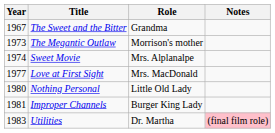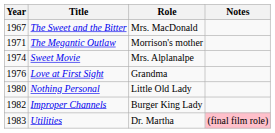(149, 27) Grandma -> (164, 27) Mrs. MacDonald
(16, 43) 1973 -> (16, 43) 1971
(16, 74) 1977 -> (16, 74) 1976
(164, 74) Mrs. MacDonald -> (149, 74) Grandma
(16, 105) 1981 -> (16, 105) 1982
